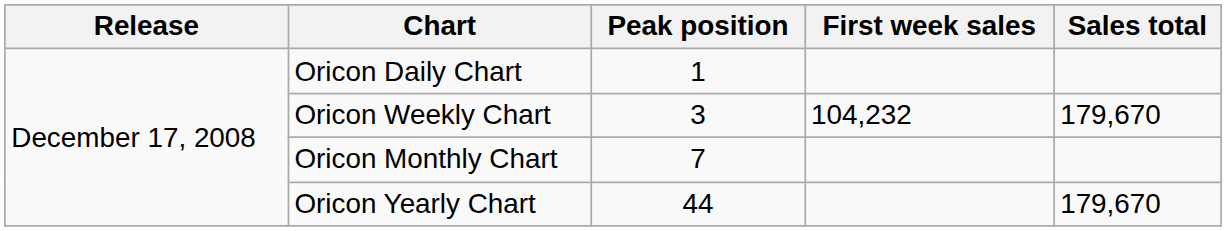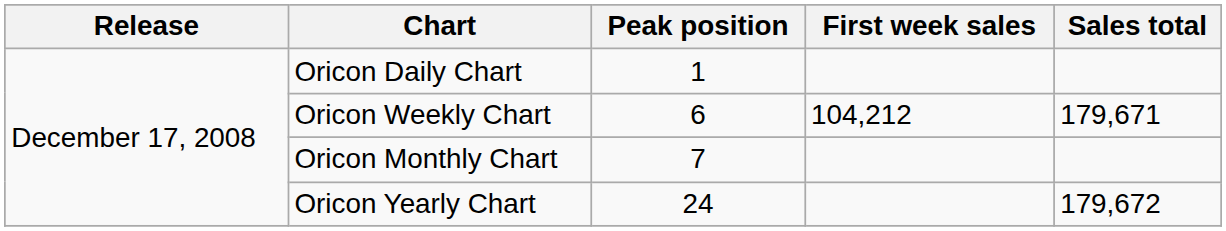(698, 114) 3 -> (698, 114) 6
(861, 114) 104,232 -> (861, 114) 104,212
(1110, 114) 179,670 -> (1110, 114) 179,671
(698, 203) 44 -> (698, 203) 24
(1110, 203) 179,670 -> (1110, 203) 179,672
